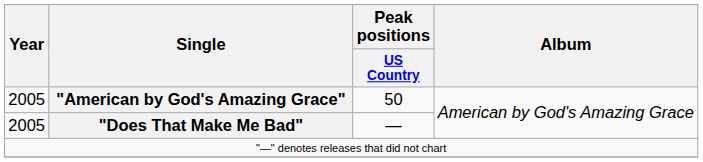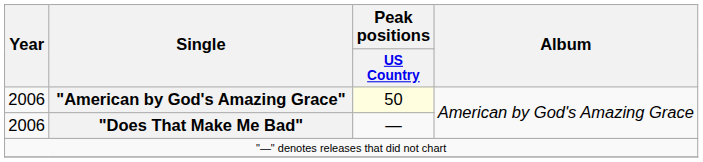(27, 99) 2005 -> (27, 99) 2006
(393, 99) no background -> (393, 99) lightyellow background
(27, 125) 2005 -> (27, 125) 2006
